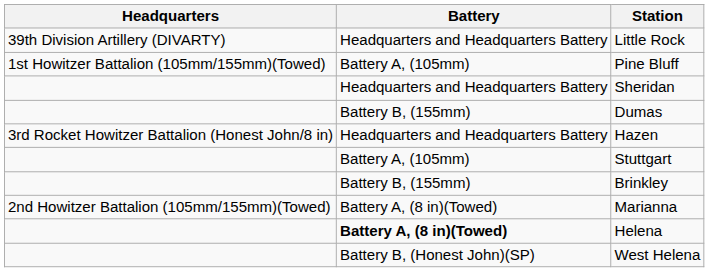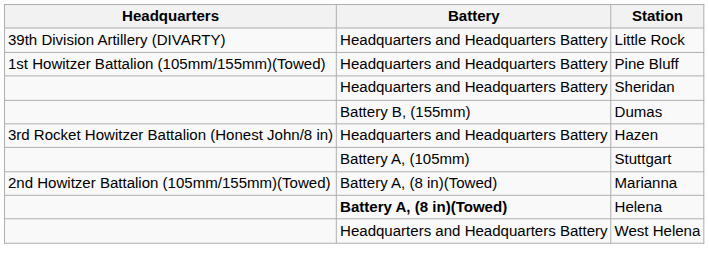(405, 64) Battery A, (105mm) -> (474, 64) Headquarters and Headquarters Battery
- row: (641, 183)
(437, 254) Battery B, (Honest John)(SP) -> (474, 231) Headquarters and Headquarters Battery
